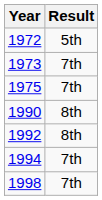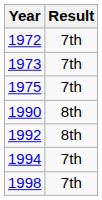(71, 40) 5th -> (71, 40) 7th
